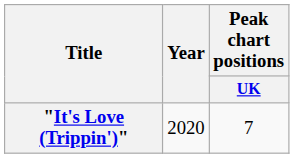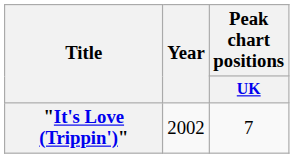(186, 127) 2020 -> (186, 127) 2002
